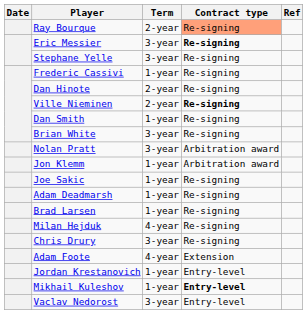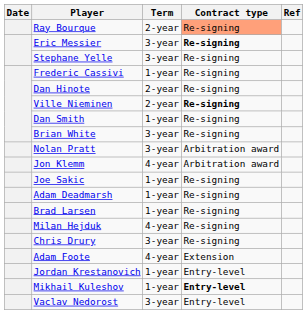(162, 165) 1-year -> (162, 165) 4-year
